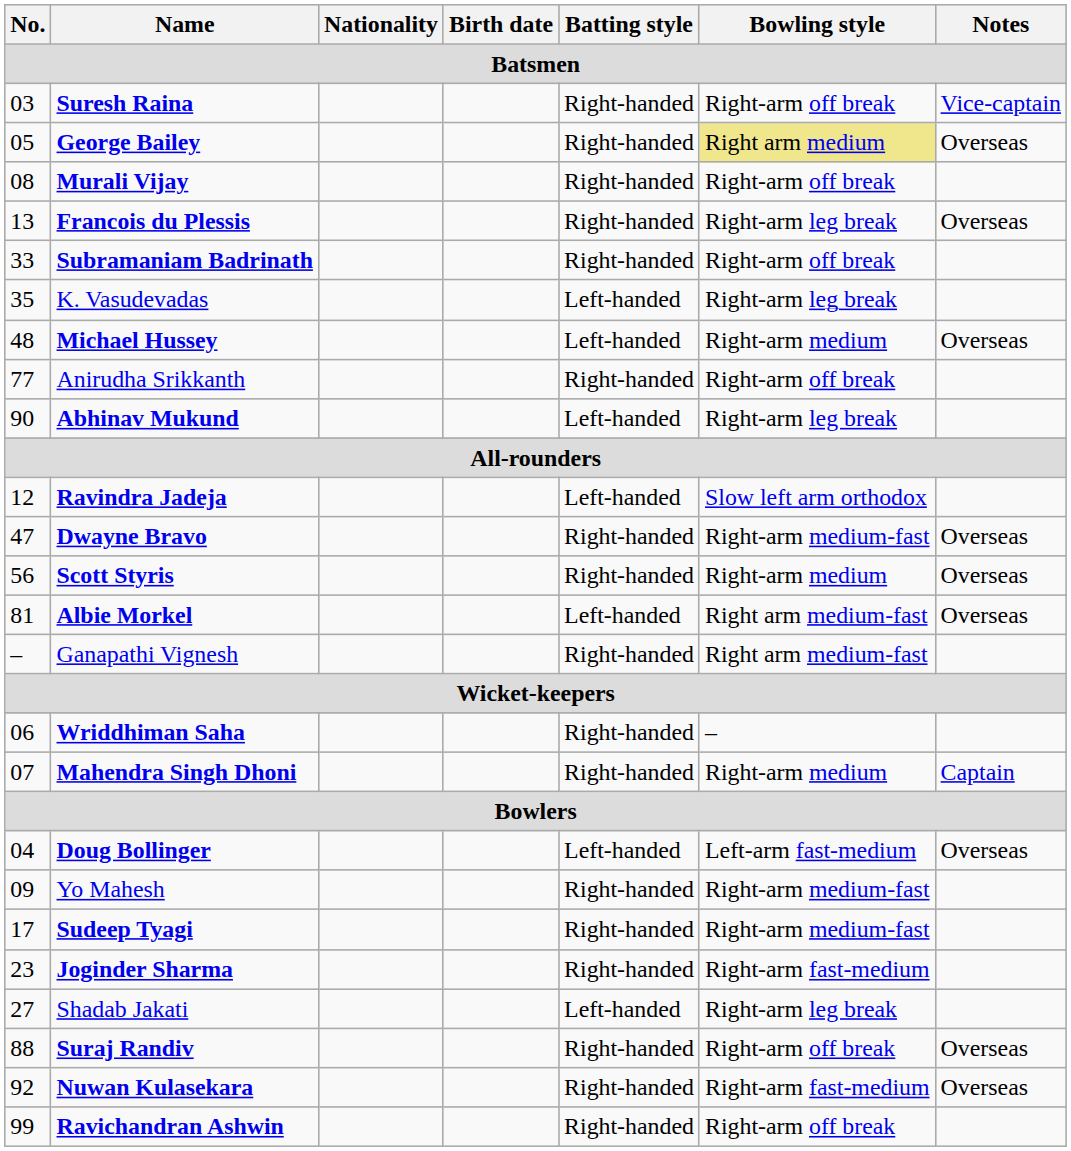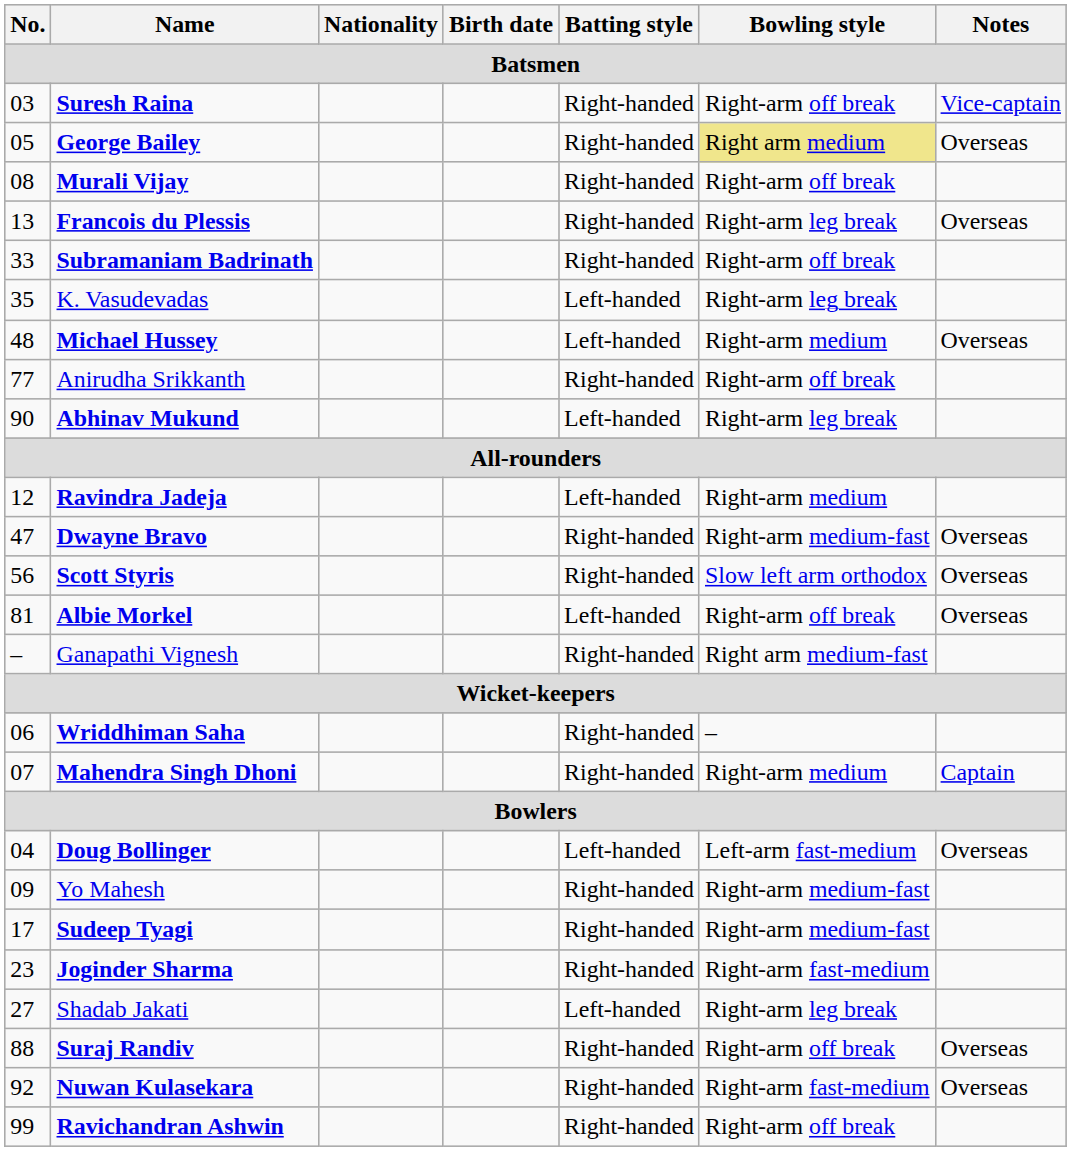(816, 496) Slow left arm orthodox -> (796, 496) Right-arm medium
(796, 575) Right-arm medium -> (816, 575) Slow left arm orthodox
(816, 614) Right arm medium-fast -> (800, 614) Right-arm off break
